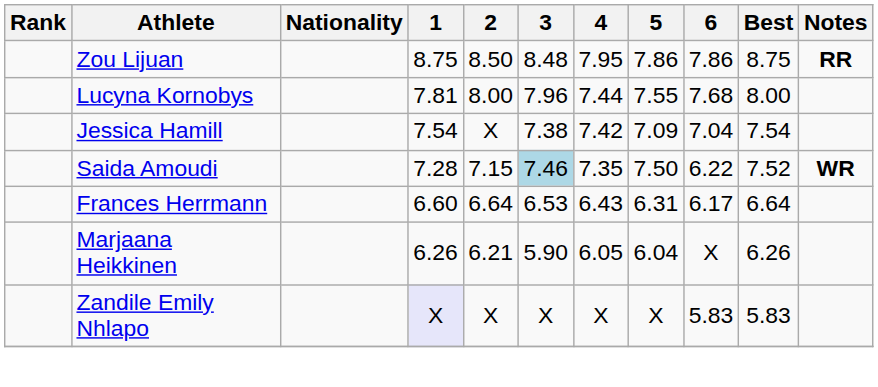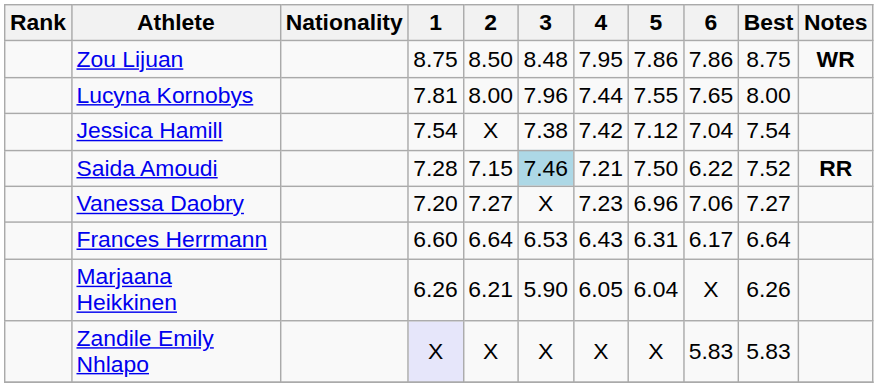(836, 58) RR -> (836, 58) WR
(711, 95) 7.68 -> (711, 95) 7.65
(656, 131) 7.09 -> (656, 131) 7.12
(601, 167) 7.35 -> (601, 167) 7.21
(836, 167) WR -> (836, 167) RR
+ row: (160, 204)
